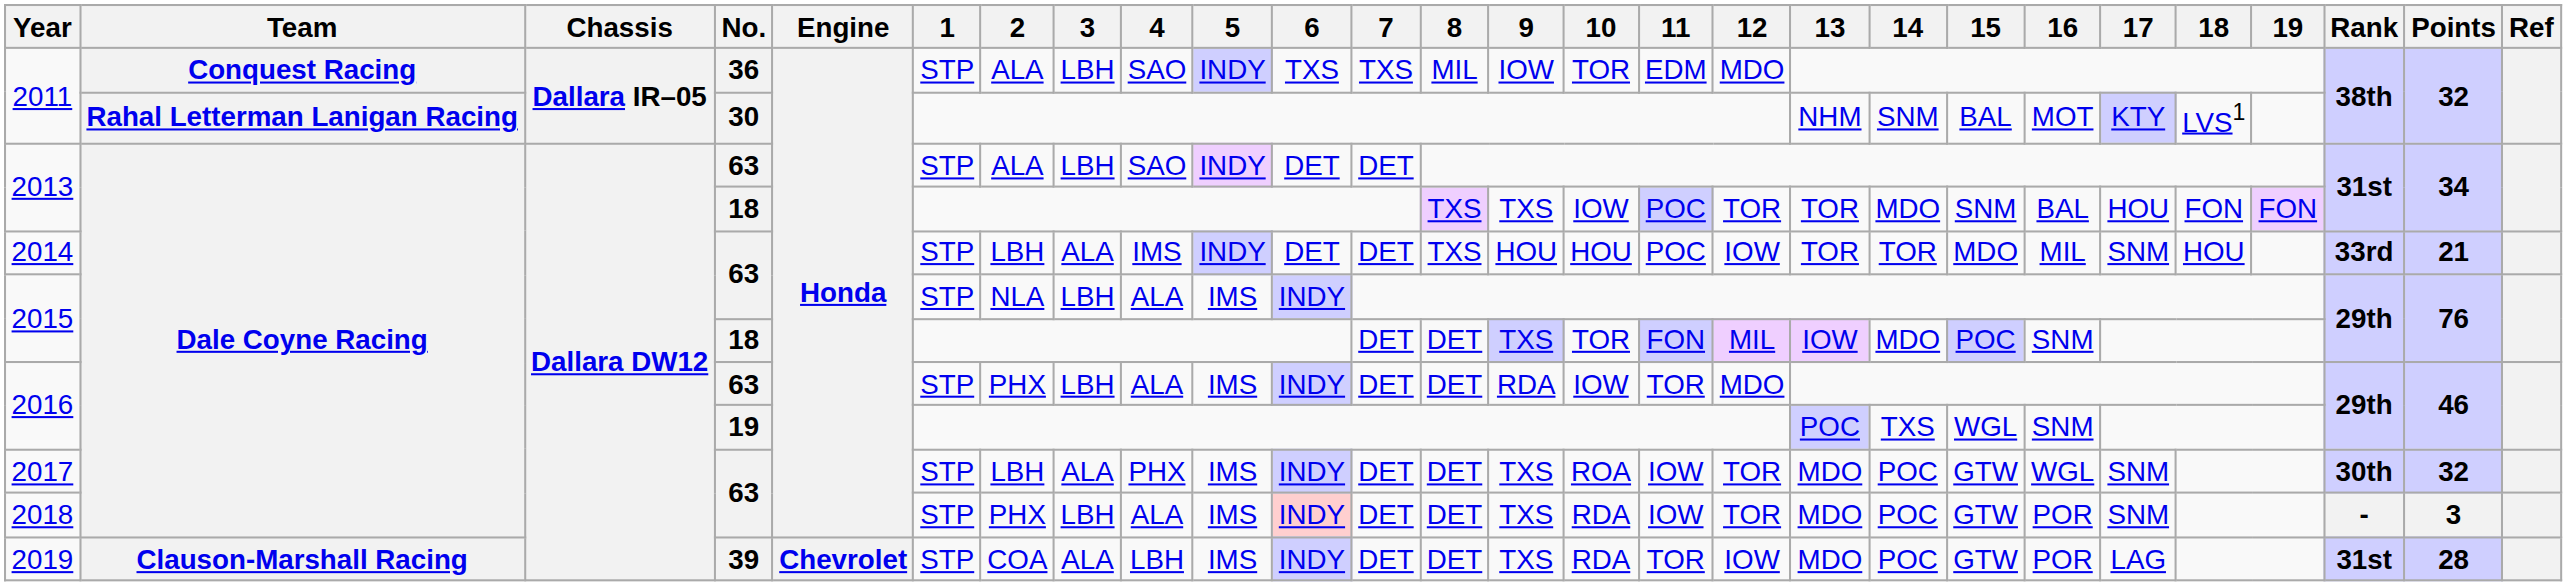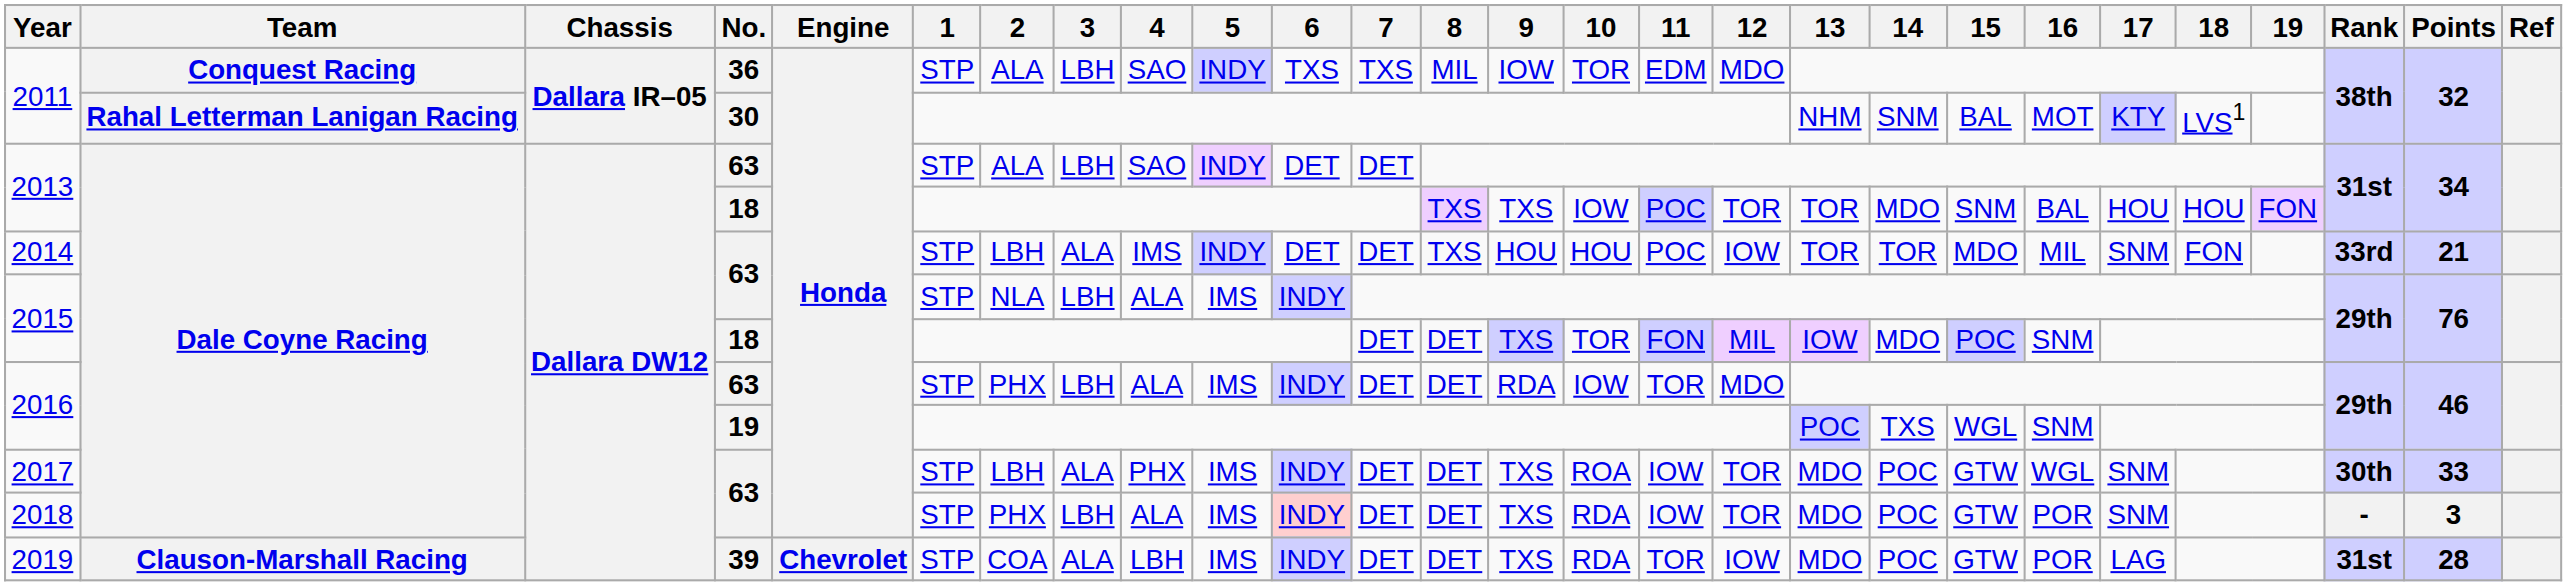(2214, 209) FON -> (2214, 209) HOU
(2214, 252) HOU -> (2214, 252) FON
(2454, 471) 32 -> (2454, 471) 33
